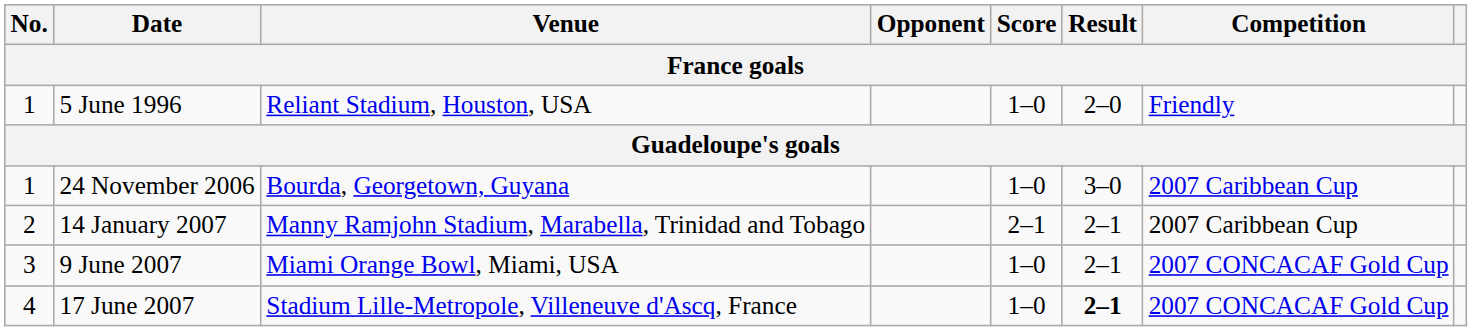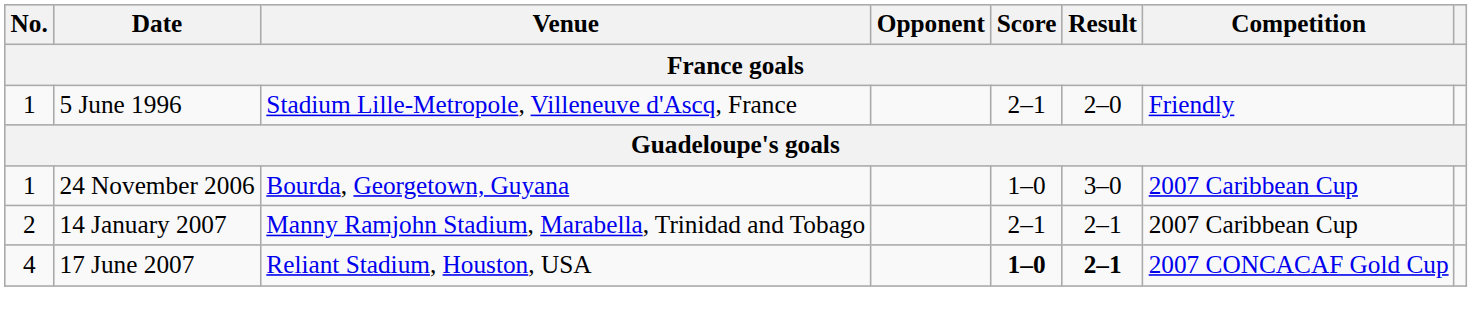(429, 104) Reliant Stadium, Houston, USA -> (532, 104) Stadium Lille-Metropole, Villeneuve d'Ascq, France
(1027, 104) 1–0 -> (1027, 104) 2–1
- row: (121, 265)
(532, 305) Stadium Lille-Metropole, Villeneuve d'Ascq, France -> (429, 265) Reliant Stadium, Houston, USA
(1027, 305) normal -> (1027, 265) bold
